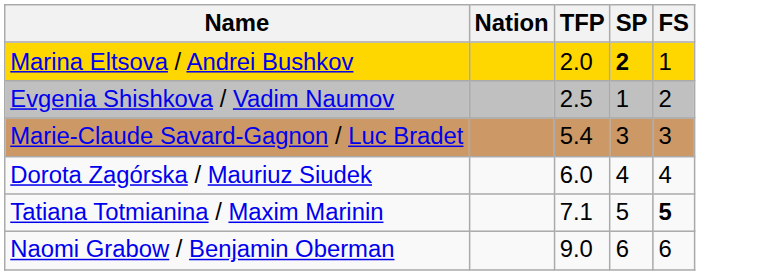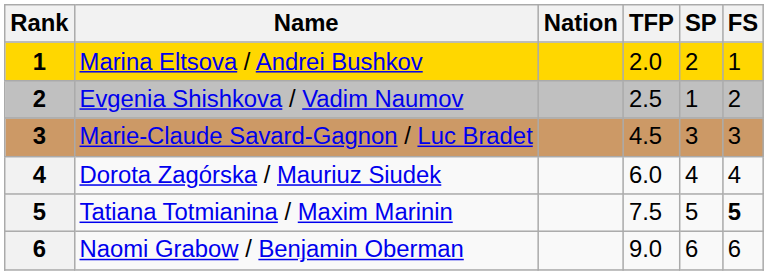+ column: (39, 23)
(622, 61) bold -> (692, 61) normal
(576, 136) 5.4 -> (645, 136) 4.5
(576, 212) 7.1 -> (645, 212) 7.5
